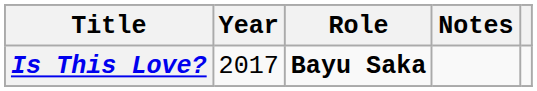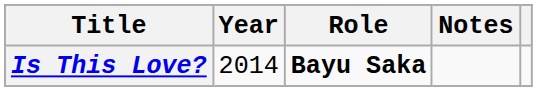(249, 66) 2017 -> (249, 66) 2014
